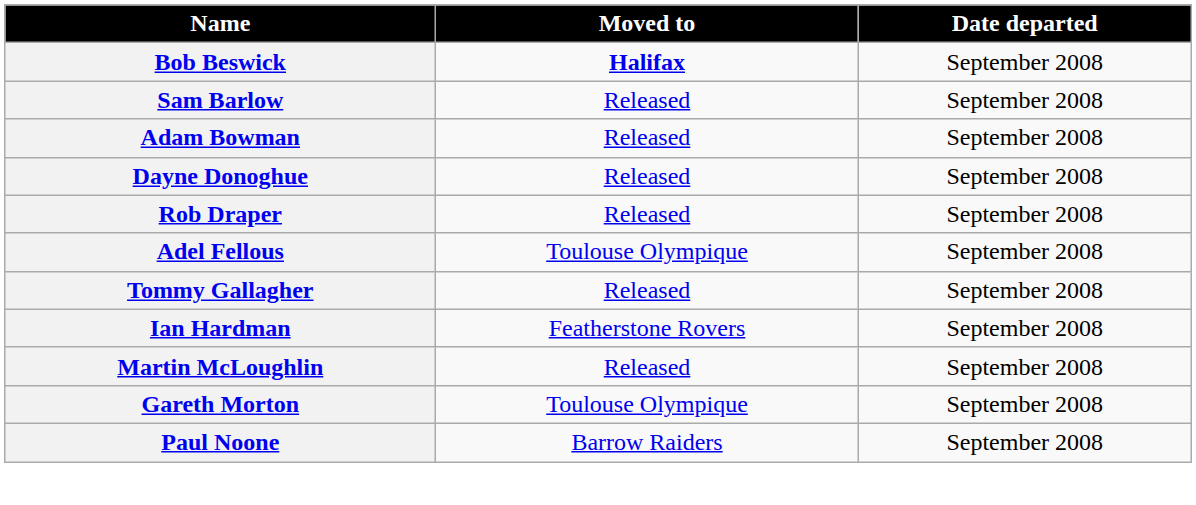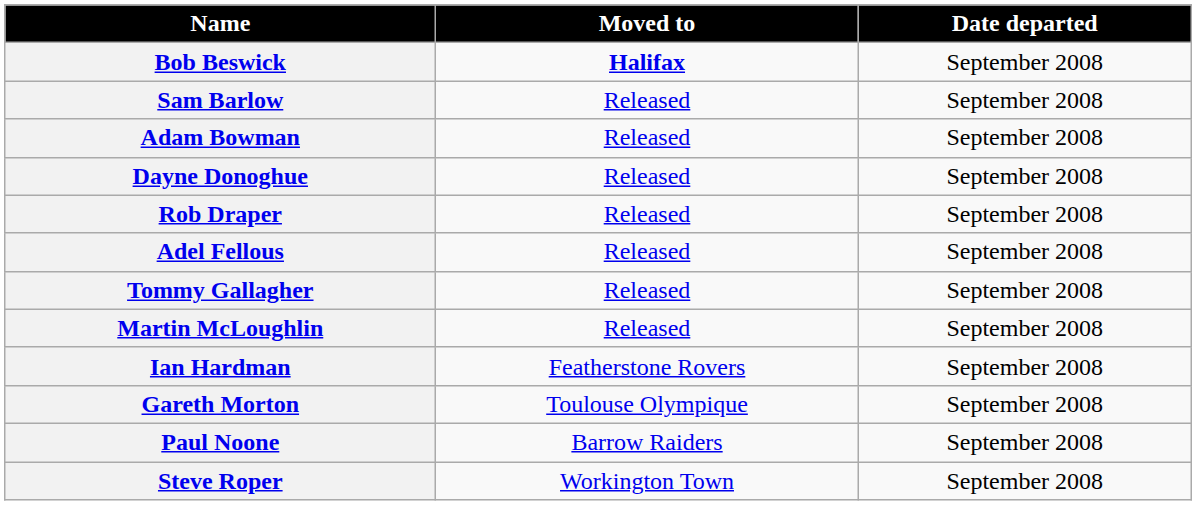(647, 251) Toulouse Olympique -> (647, 251) Released
rows swapped: (220, 328) <-> (220, 366)
+ row: (220, 480)
